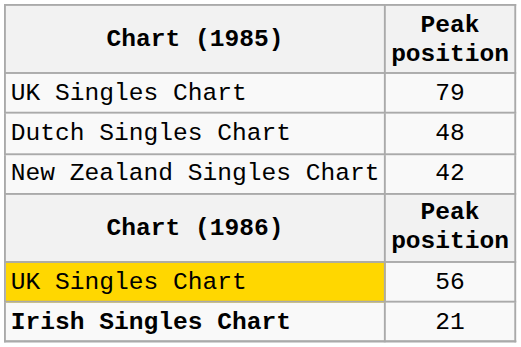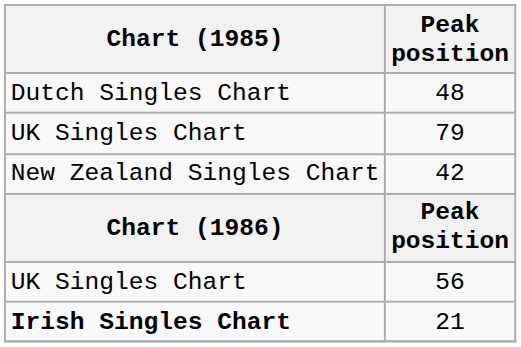rows swapped: (450, 93) <-> (450, 133)
(129, 282) gold background -> (129, 282) no background
